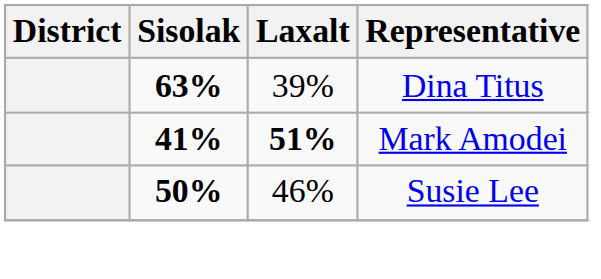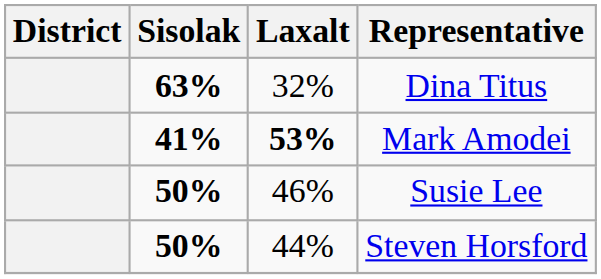(303, 84) 39% -> (303, 84) 32%
(303, 138) 51% -> (303, 138) 53%
+ row: (476, 245)
